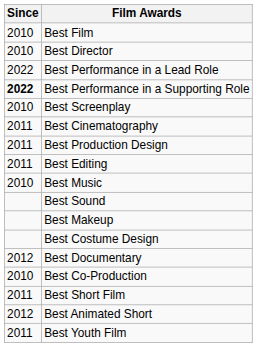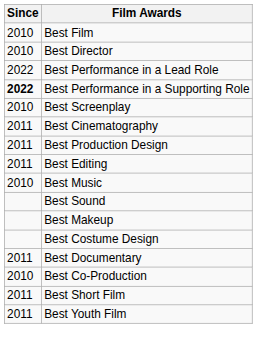(20, 257) 2012 -> (20, 257) 2011
- row: (98, 314)
